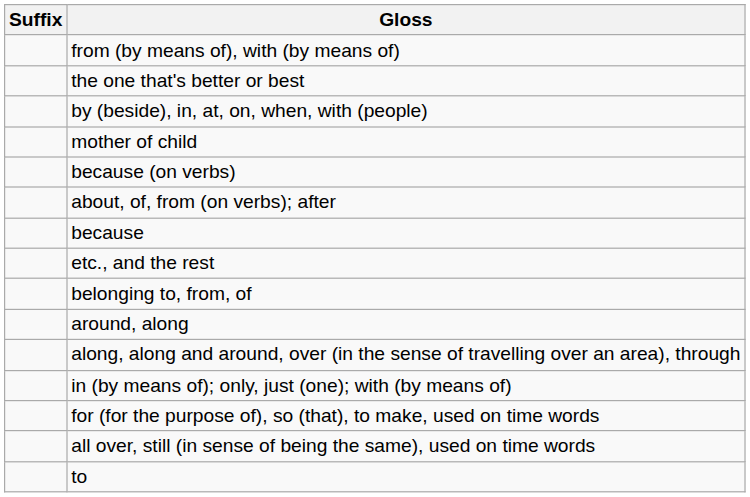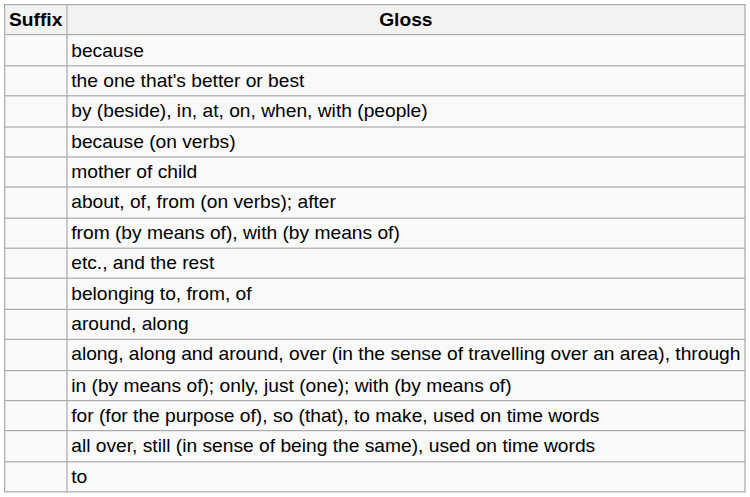rows swapped: (108, 232) <-> (236, 50)
rows swapped: (134, 141) <-> (153, 171)
